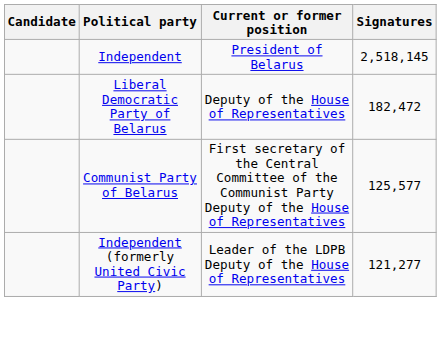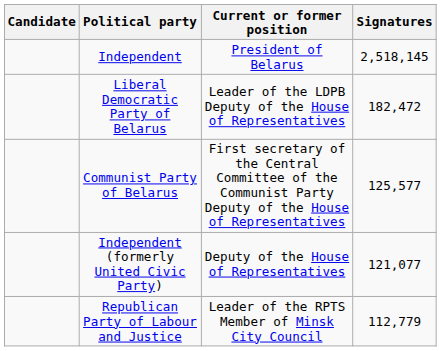(277, 107) Deputy of the House of Representatives -> (277, 107) Leader of the LDPB Deputy of the House of Representatives
(277, 264) Leader of the LDPB Deputy of the House of Representatives -> (277, 264) Deputy of the House of Representatives
(395, 264) 121,277 -> (395, 264) 121,077
+ row: (140, 321)
